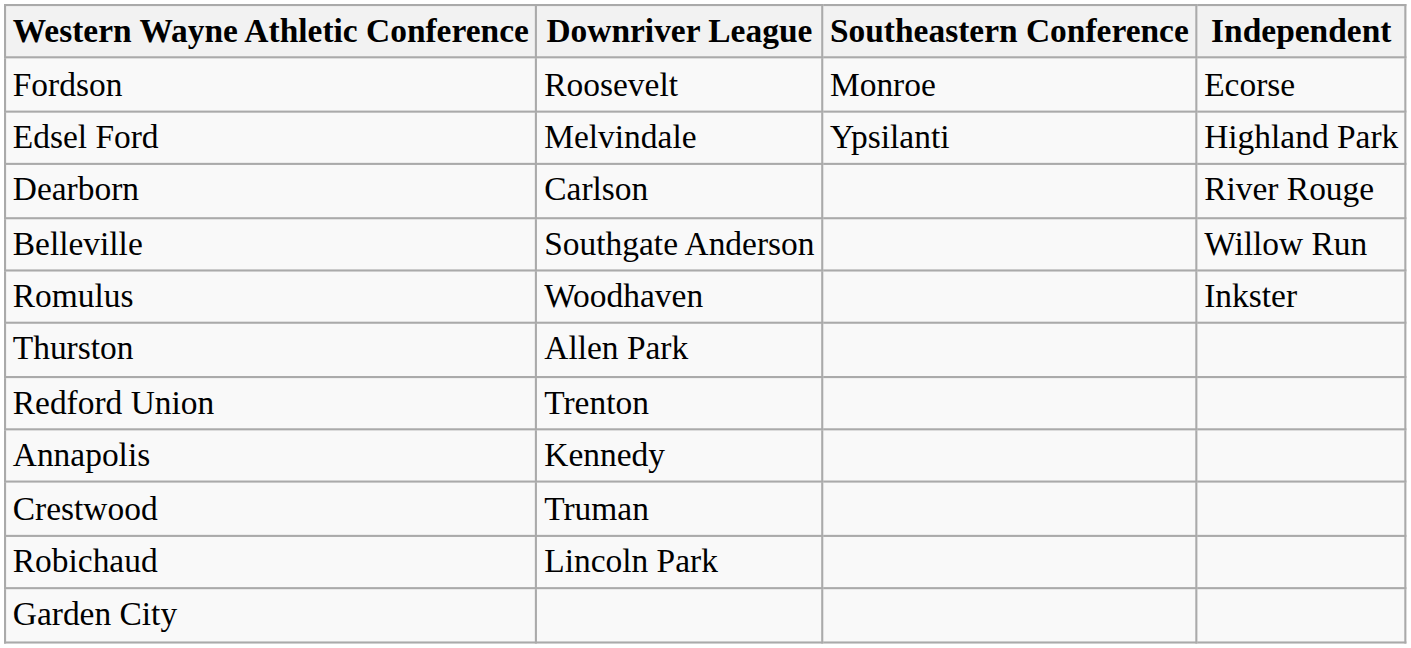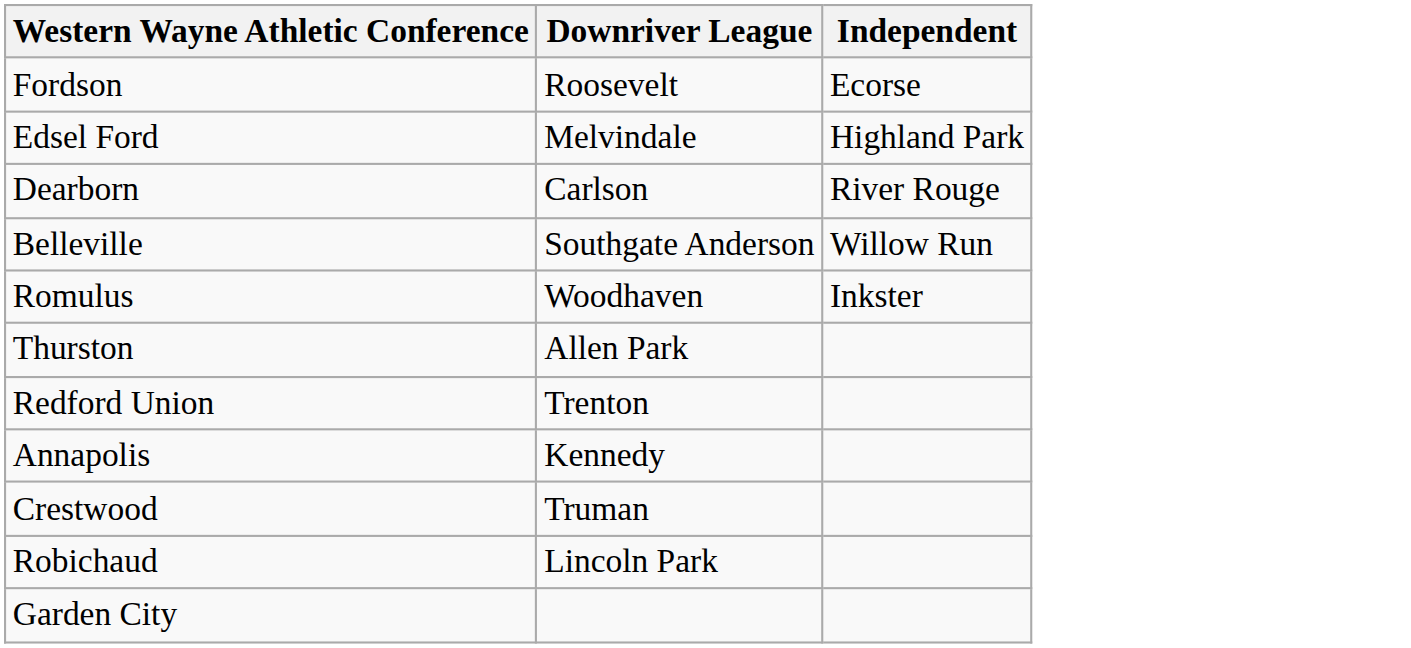- column: (1009, 31)
